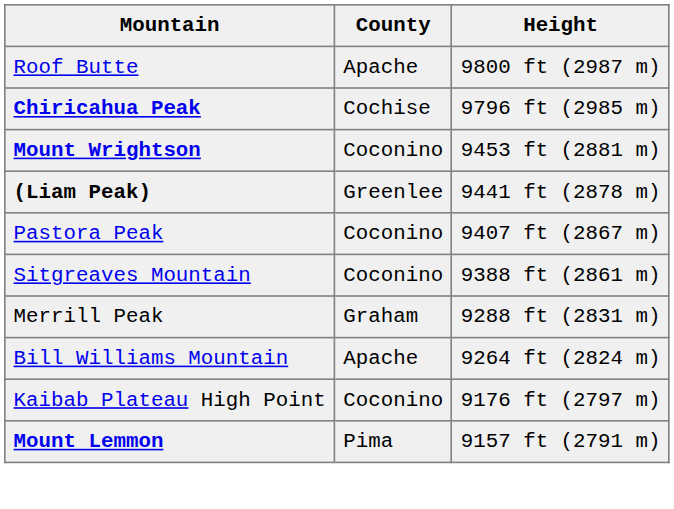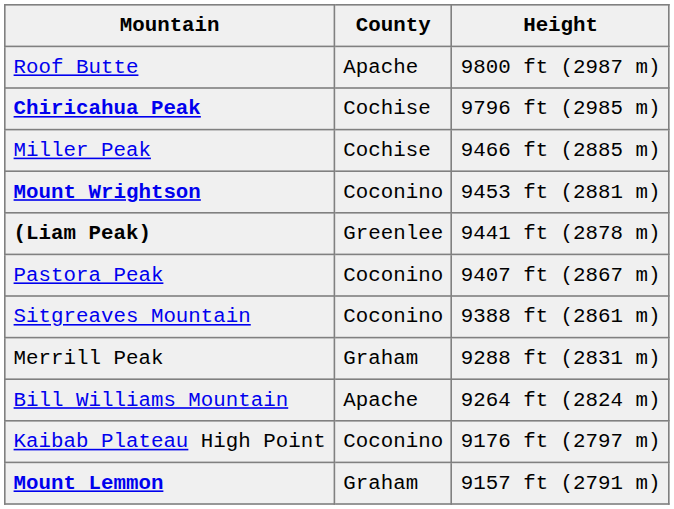+ row: (82, 150)
(368, 442) Pima -> (381, 483) Graham
